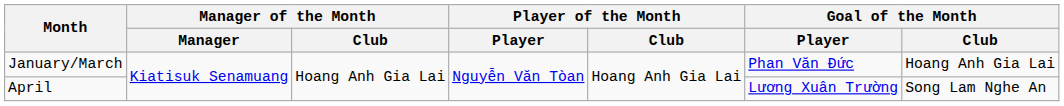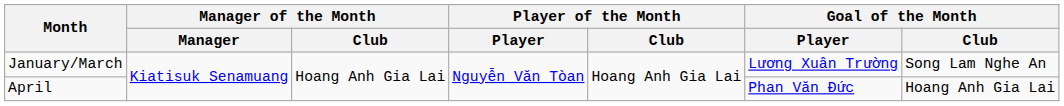(801, 64) Phan Văn Đức -> (823, 64) Lương Xuân Trường
(980, 64) Hoang Anh Gia Lai -> (976, 64) Song Lam Nghe An
(823, 88) Lương Xuân Trường -> (801, 88) Phan Văn Đức
(976, 88) Song Lam Nghe An -> (980, 88) Hoang Anh Gia Lai
